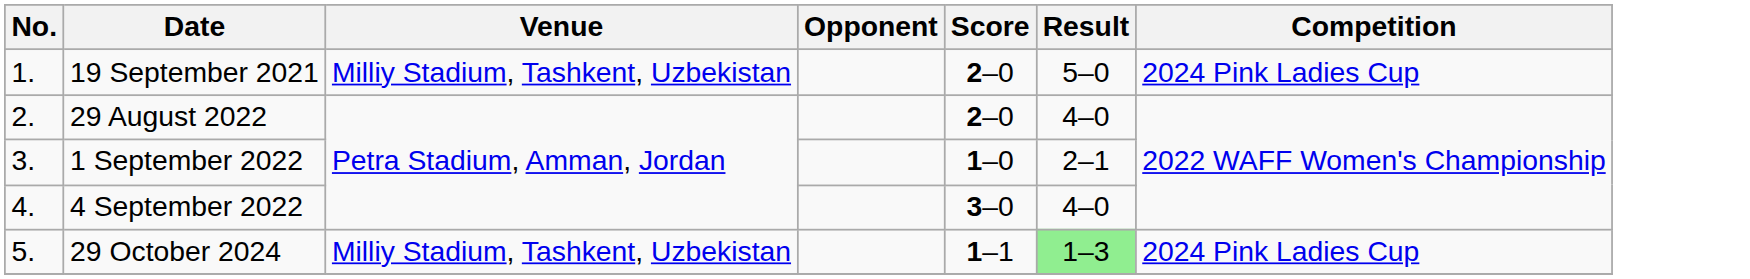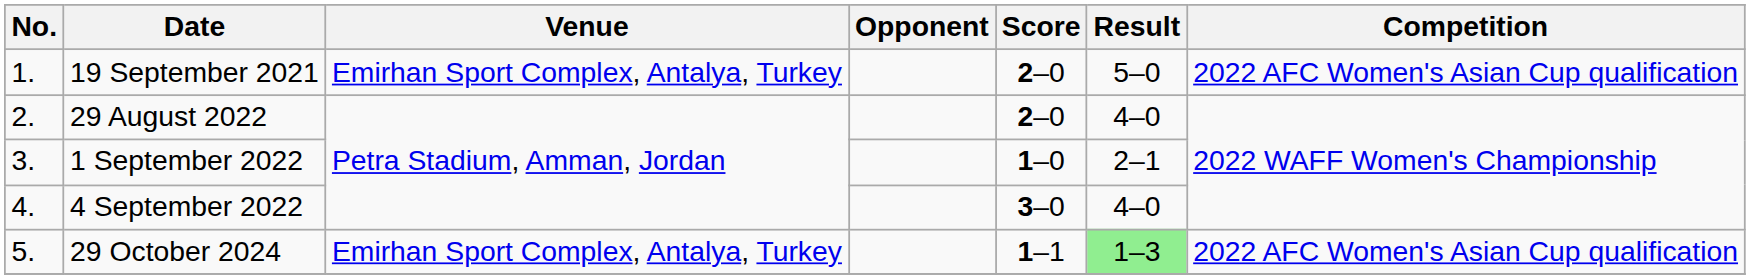(561, 71) Milliy Stadium, Tashkent, Uzbekistan -> (587, 71) Emirhan Sport Complex, Antalya, Turkey
(1281, 71) 2024 Pink Ladies Cup -> (1466, 71) 2022 AFC Women's Asian Cup qualification
(561, 251) Milliy Stadium, Tashkent, Uzbekistan -> (587, 251) Emirhan Sport Complex, Antalya, Turkey
(1281, 251) 2024 Pink Ladies Cup -> (1466, 251) 2022 AFC Women's Asian Cup qualification
